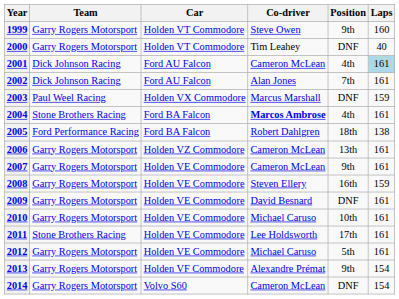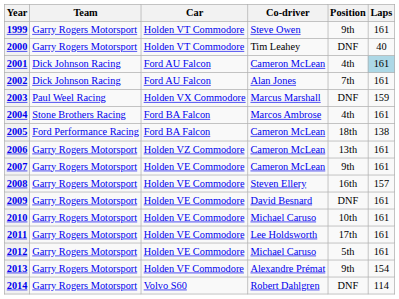(382, 30) 160 -> (381, 30) 161
(288, 115) bold -> (286, 115) normal
(285, 132) Robert Dahlgren -> (288, 132) Cameron McLean
(382, 183) 159 -> (381, 183) 157
(79, 234) Stone Brothers Racing -> (85, 234) Garry Rogers Motorsport
(288, 285) Cameron McLean -> (285, 285) Robert Dahlgren
(382, 285) 154 -> (381, 285) 114
